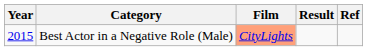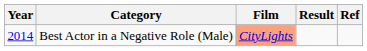(20, 35) 2015 -> (20, 35) 2014
